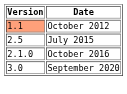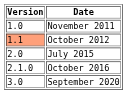+ row: (81, 26)
(15, 40) 2.5 -> (15, 54) 2.0
